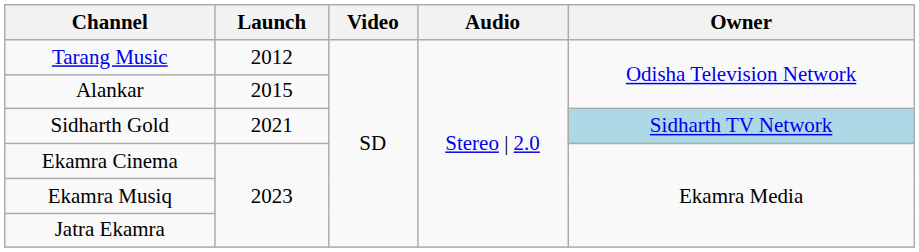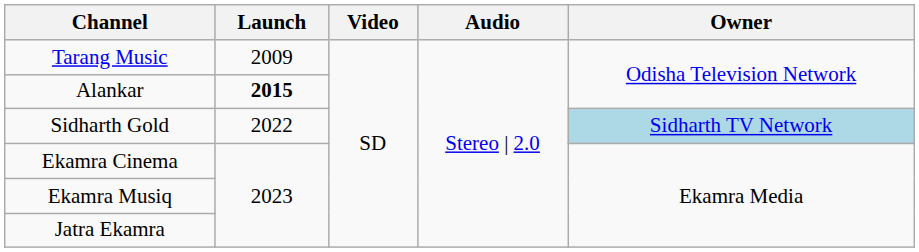(272, 56) 2012 -> (272, 56) 2009
(272, 91) normal -> (272, 91) bold
(272, 126) 2021 -> (272, 126) 2022
